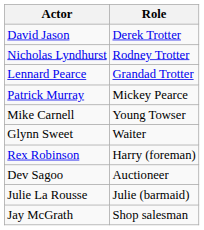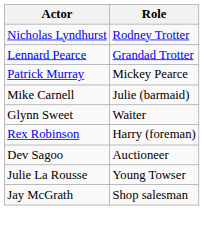- row: (38, 34)
(149, 114) Young Towser -> (151, 94) Julie (barmaid)
(151, 194) Julie (barmaid) -> (149, 174) Young Towser
